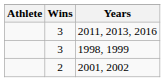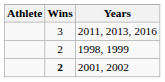(60, 49) 3 -> (60, 49) 2
(60, 67) normal -> (60, 67) bold
